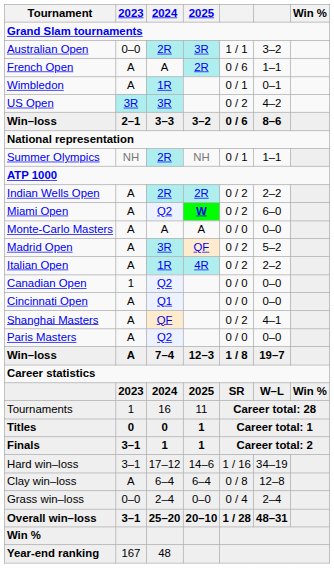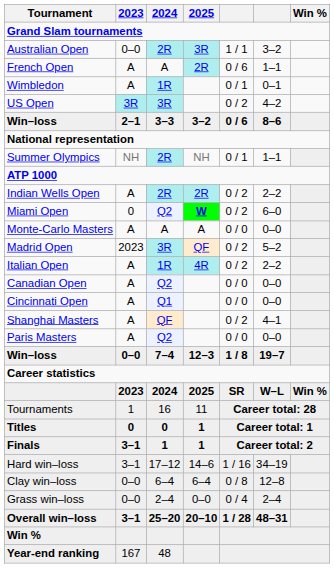(131, 211) A -> (131, 211) 0
(131, 247) A -> (131, 247) 2023
(131, 283) 1 -> (131, 283) A
(131, 355) A -> (131, 355) 0–0
(131, 481) A -> (131, 481) 0–0
